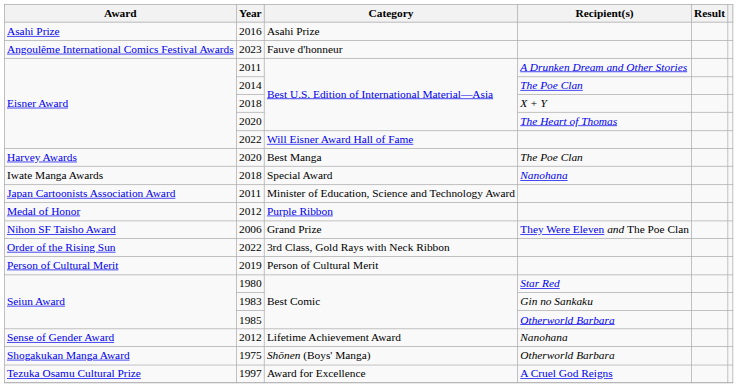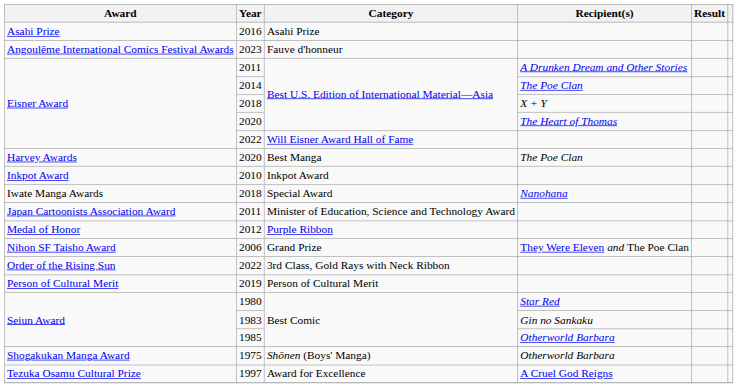+ row: (250, 175)
- row: (250, 337)
